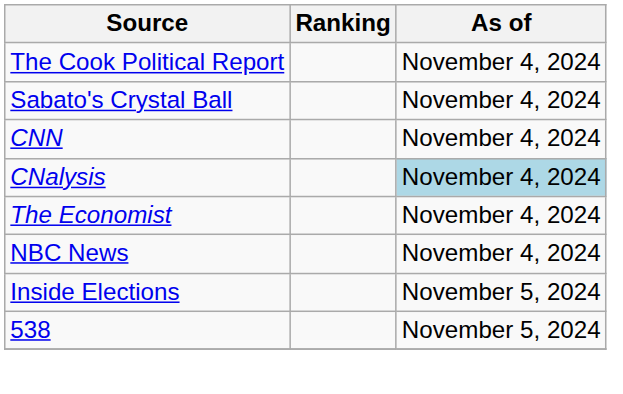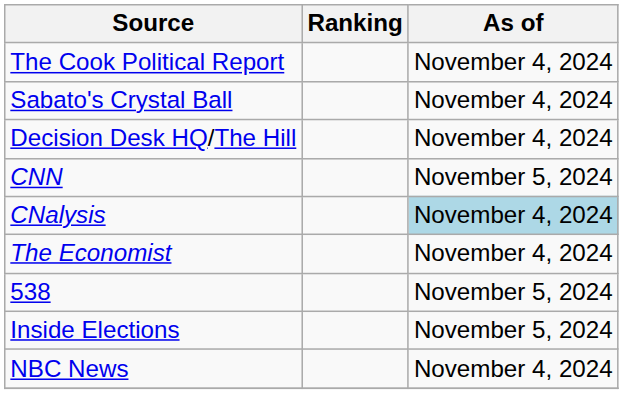+ row: (153, 138)
(501, 138) November 4, 2024 -> (513, 176) November 5, 2024
rows swapped: (30, 330) <-> (69, 253)
